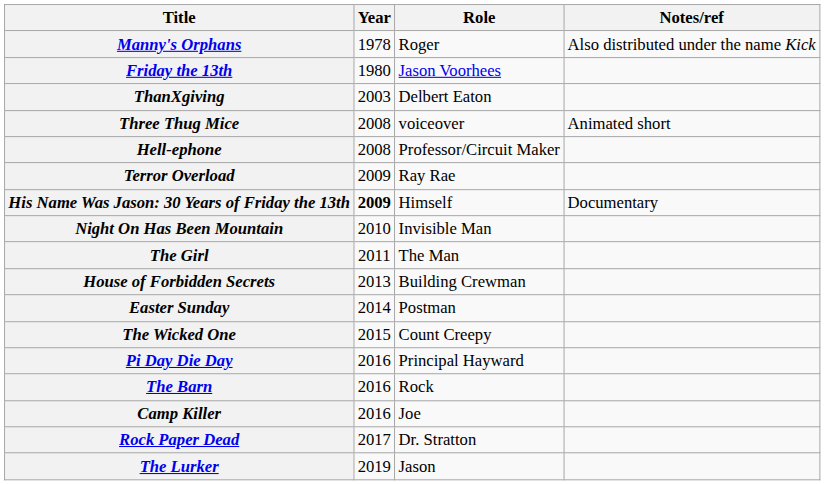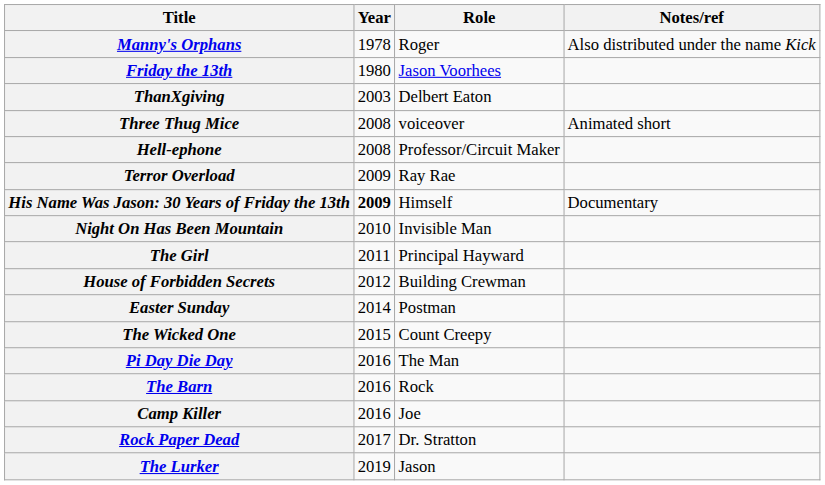(429, 255) The Man -> (461, 255) Principal Hayward
(374, 281) 2013 -> (374, 281) 2012
(461, 360) Principal Hayward -> (429, 360) The Man
